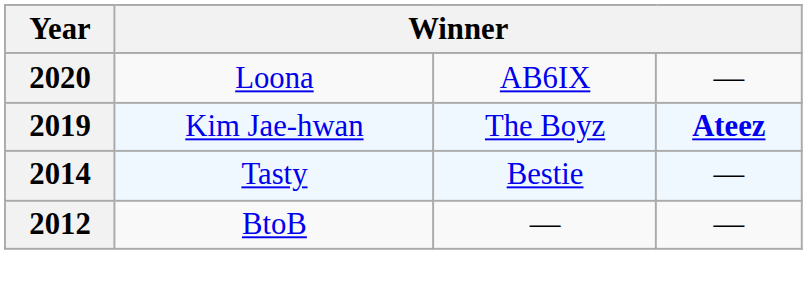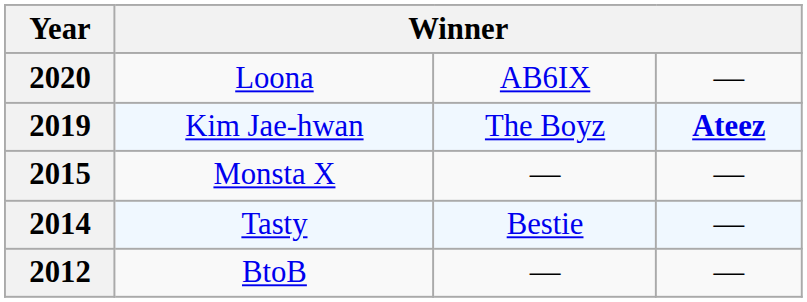+ row: (60, 175)
